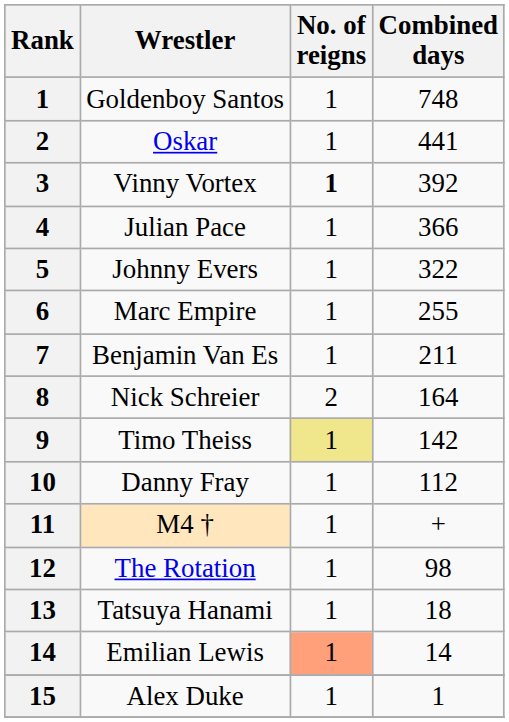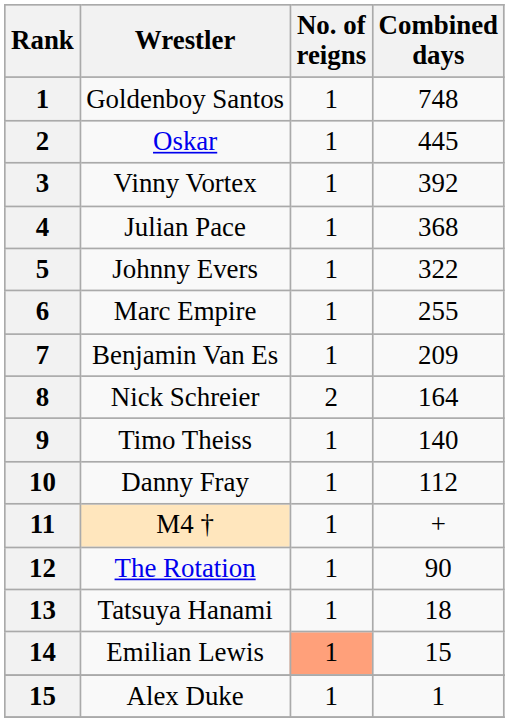(438, 141) 441 -> (438, 141) 445
(331, 183) bold -> (331, 183) normal
(438, 226) 366 -> (438, 226) 368
(438, 354) 211 -> (438, 354) 209
(331, 439) khaki background -> (331, 439) no background
(438, 439) 142 -> (438, 439) 140
(438, 567) 98 -> (438, 567) 90
(438, 652) 14 -> (438, 652) 15
